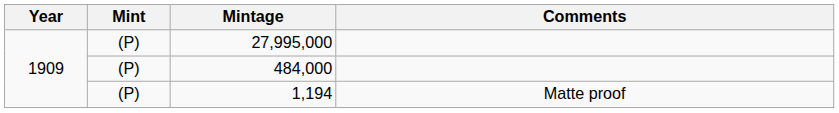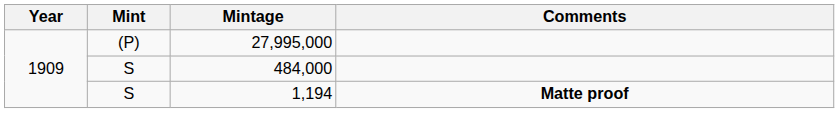(129, 68) (P) -> (129, 68) S
(129, 94) (P) -> (129, 94) S
(585, 94) normal -> (585, 94) bold
